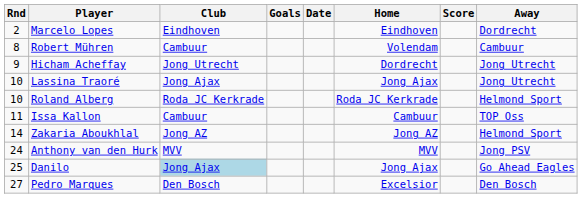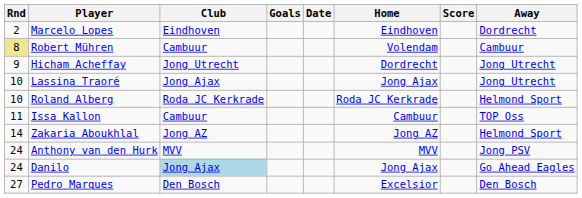(16, 47) no background -> (16, 47) khaki background
(16, 167) 25 -> (16, 167) 24
